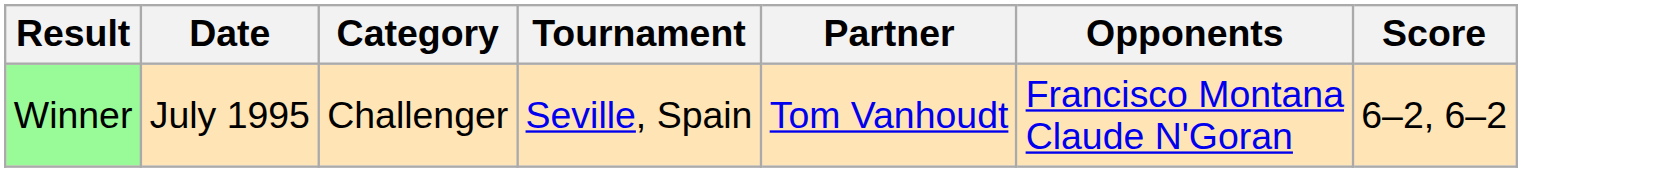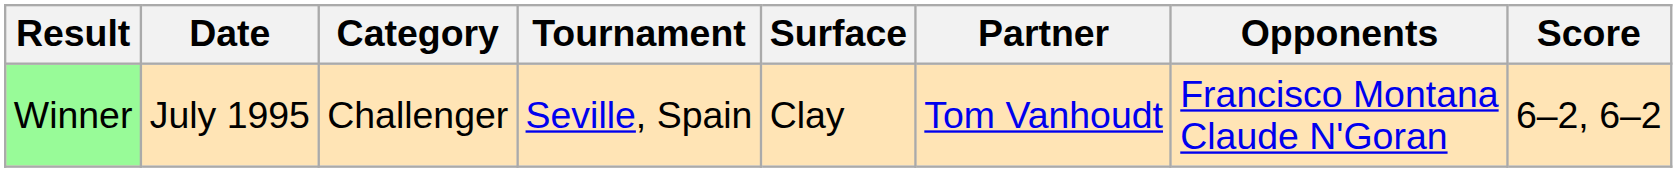+ column: (838, 34)
